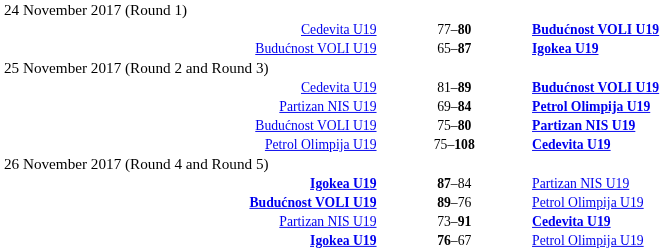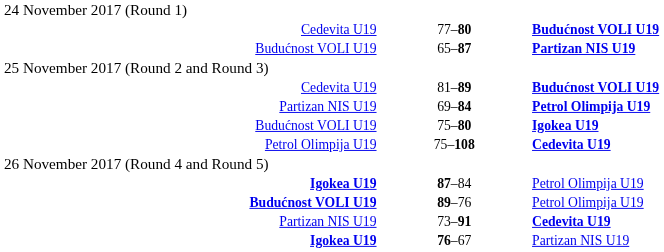(565, 48) Igokea U19 -> (584, 48) Partizan NIS U19
(584, 125) Partizan NIS U19 -> (565, 125) Igokea U19
(581, 183) Partizan NIS U19 -> (588, 183) Petrol Olimpija U19
(588, 240) Petrol Olimpija U19 -> (581, 240) Partizan NIS U19
